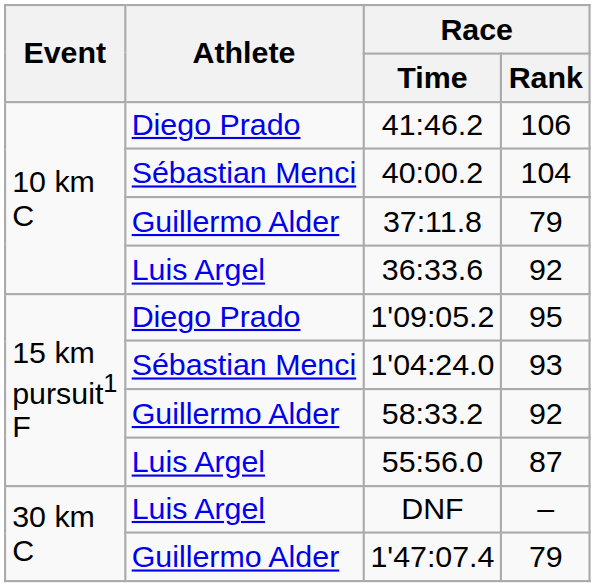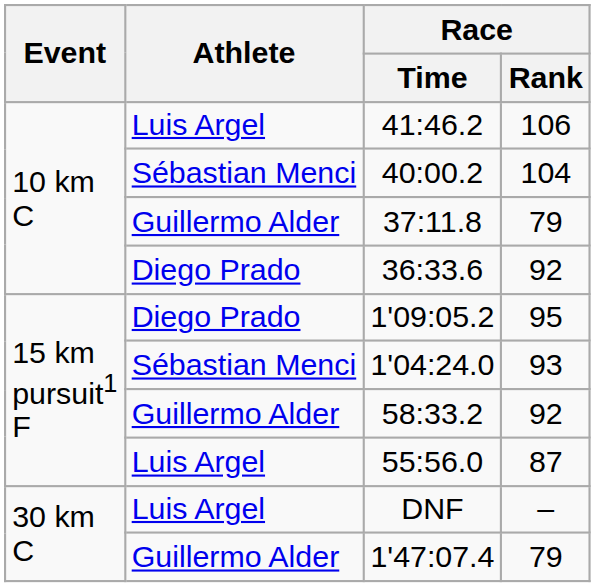(216, 125) Diego Prado -> (198, 125) Luis Argel
(198, 269) Luis Argel -> (216, 269) Diego Prado
